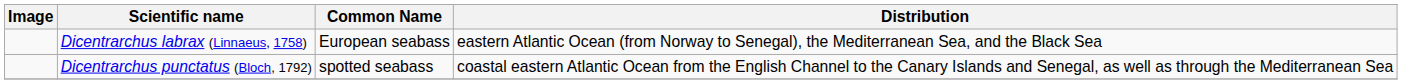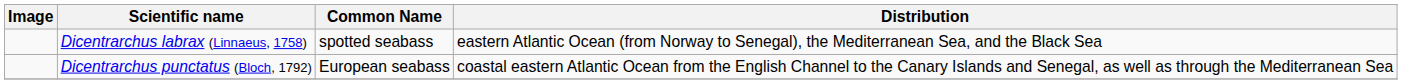(384, 41) European seabass -> (376, 41) spotted seabass
(376, 66) spotted seabass -> (384, 66) European seabass
